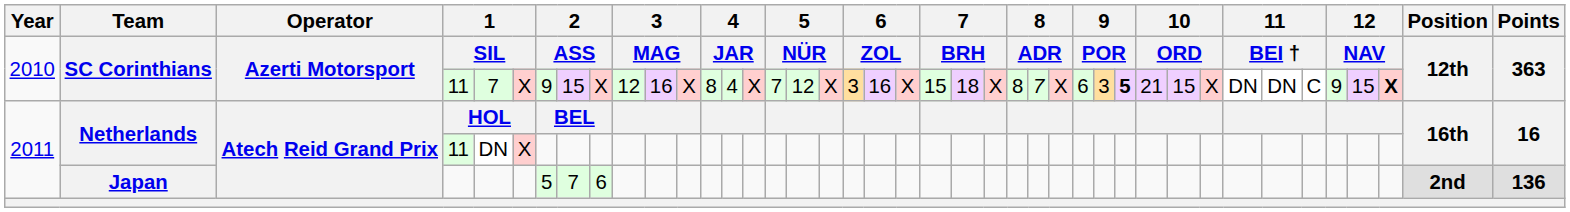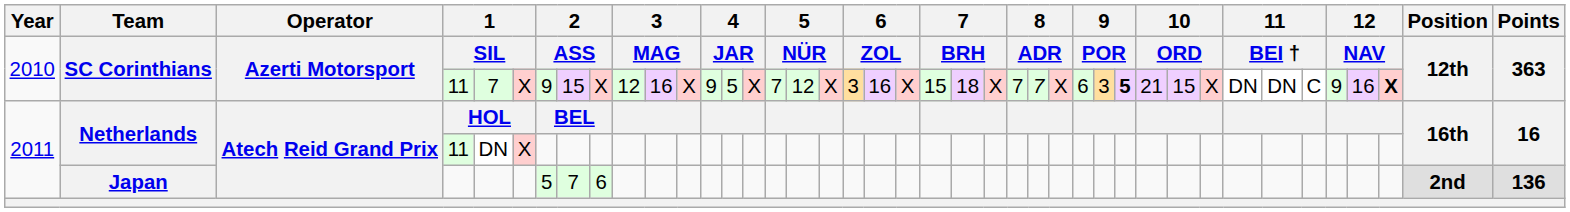(711, 85) 8 -> (711, 85) 9
(732, 85) 4 -> (732, 85) 5
(1018, 85) 8 -> (1018, 85) 7
(1363, 85) 15 -> (1363, 85) 16
